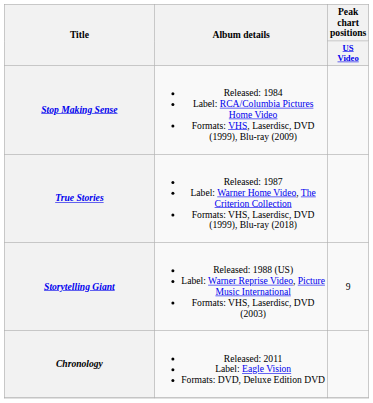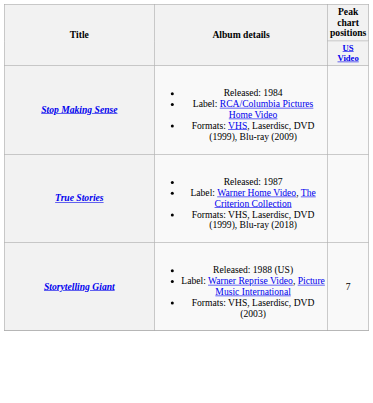(348, 286) 9 -> (348, 286) 7
- row: (79, 364)
